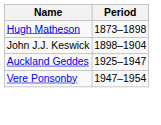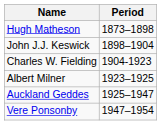+ row: (52, 62)
+ row: (36, 78)
